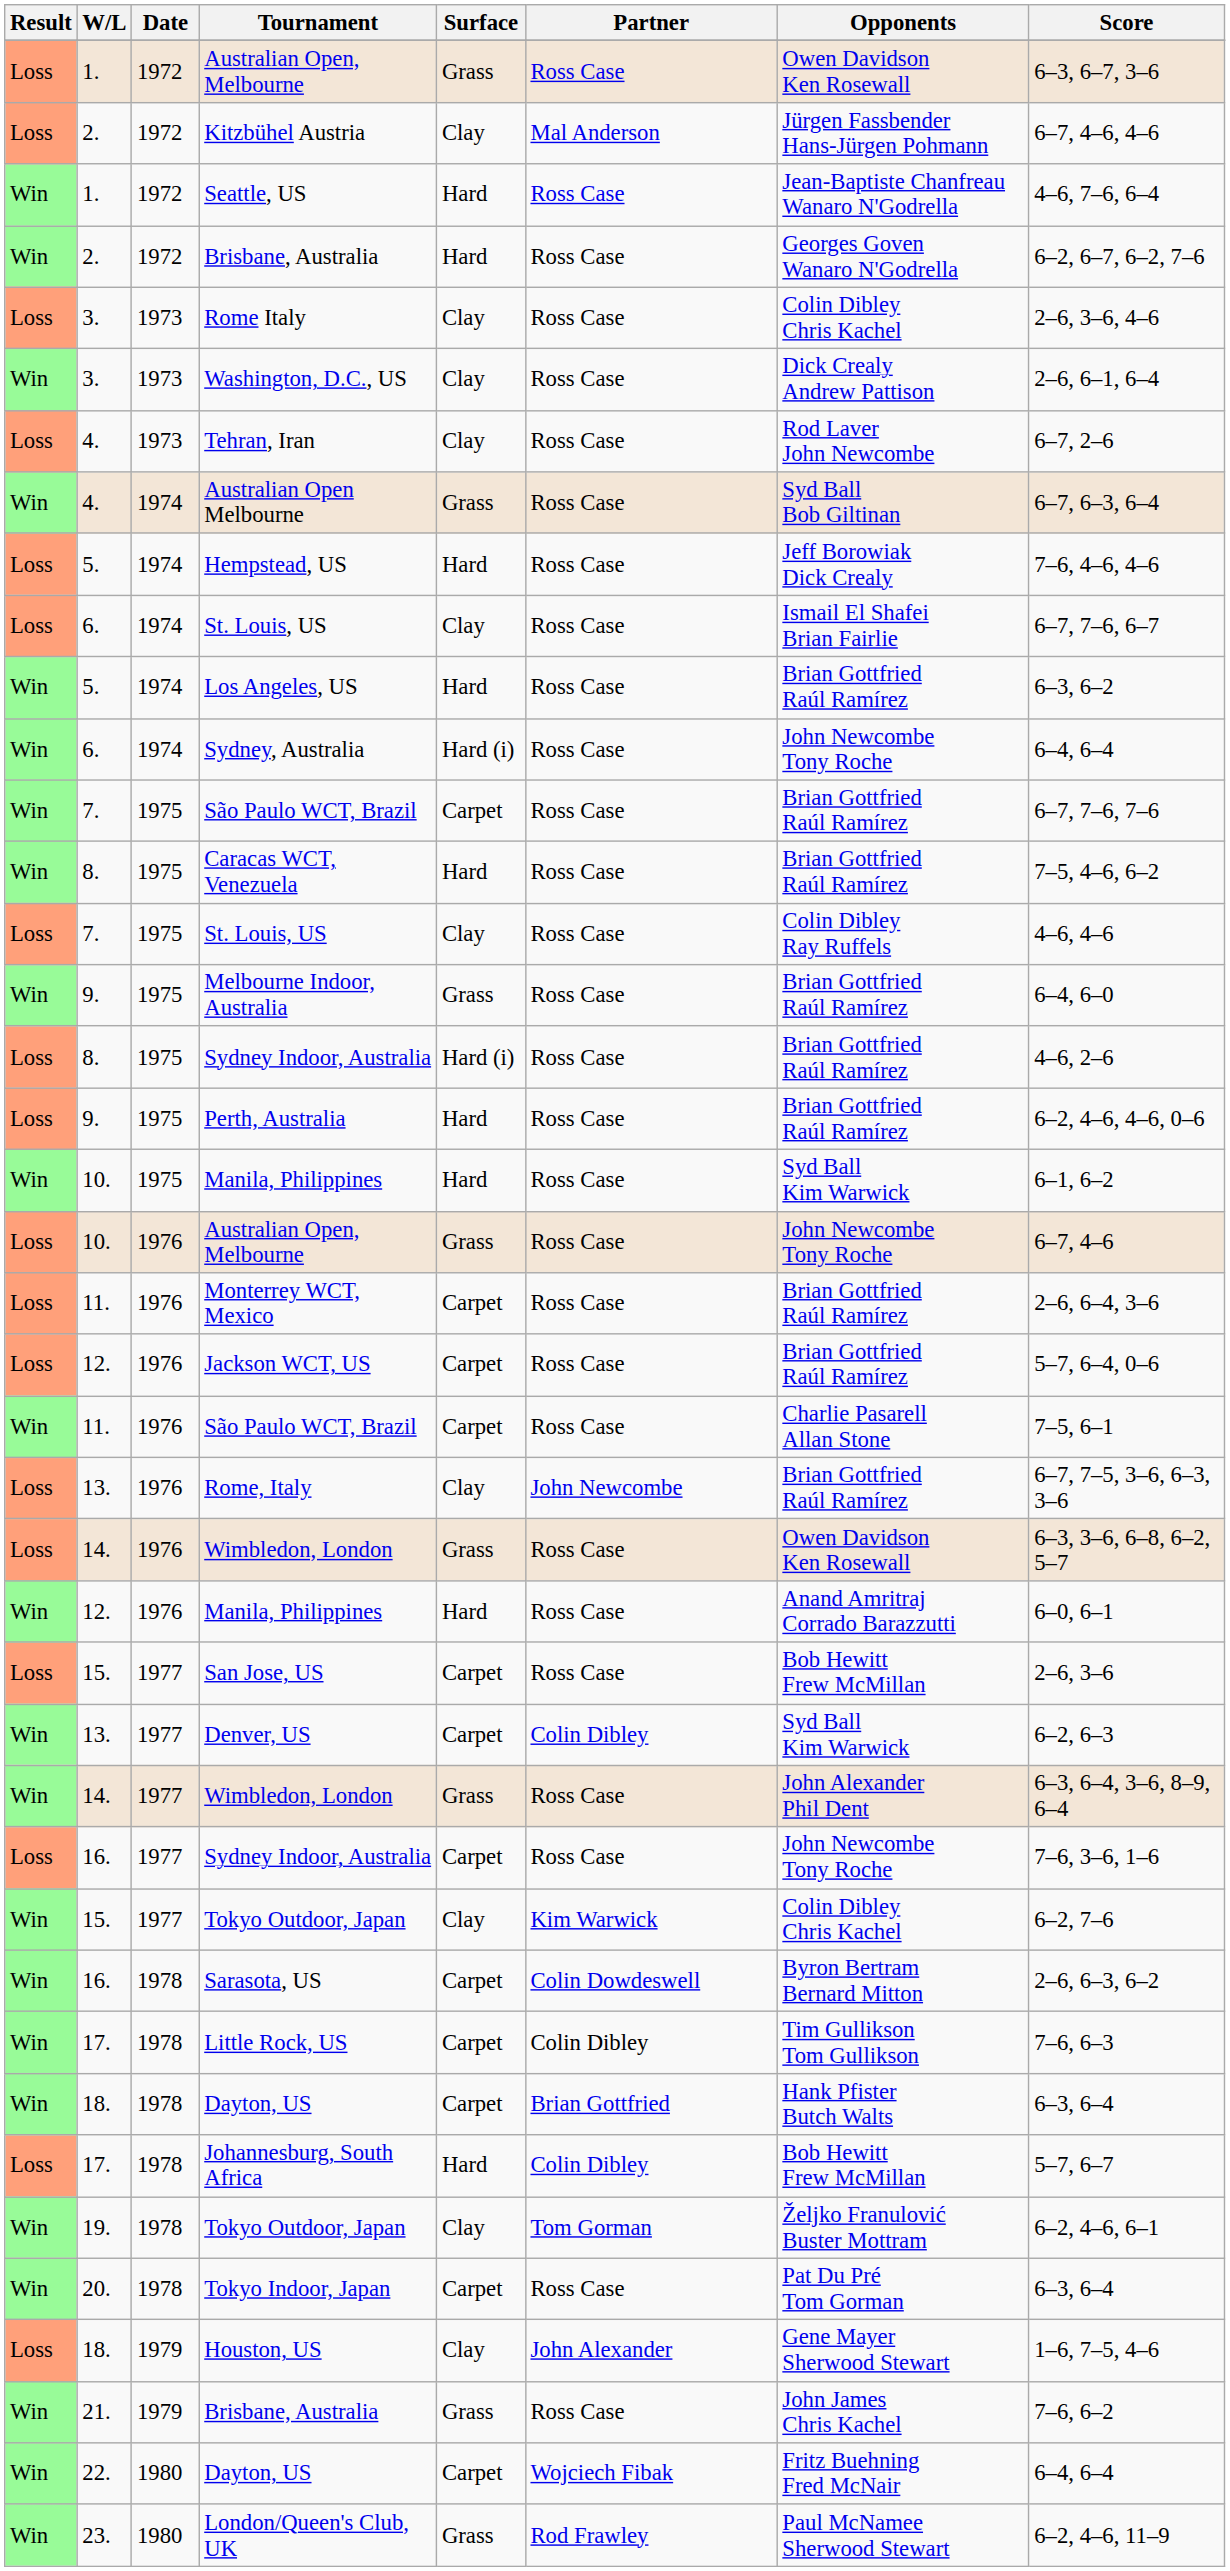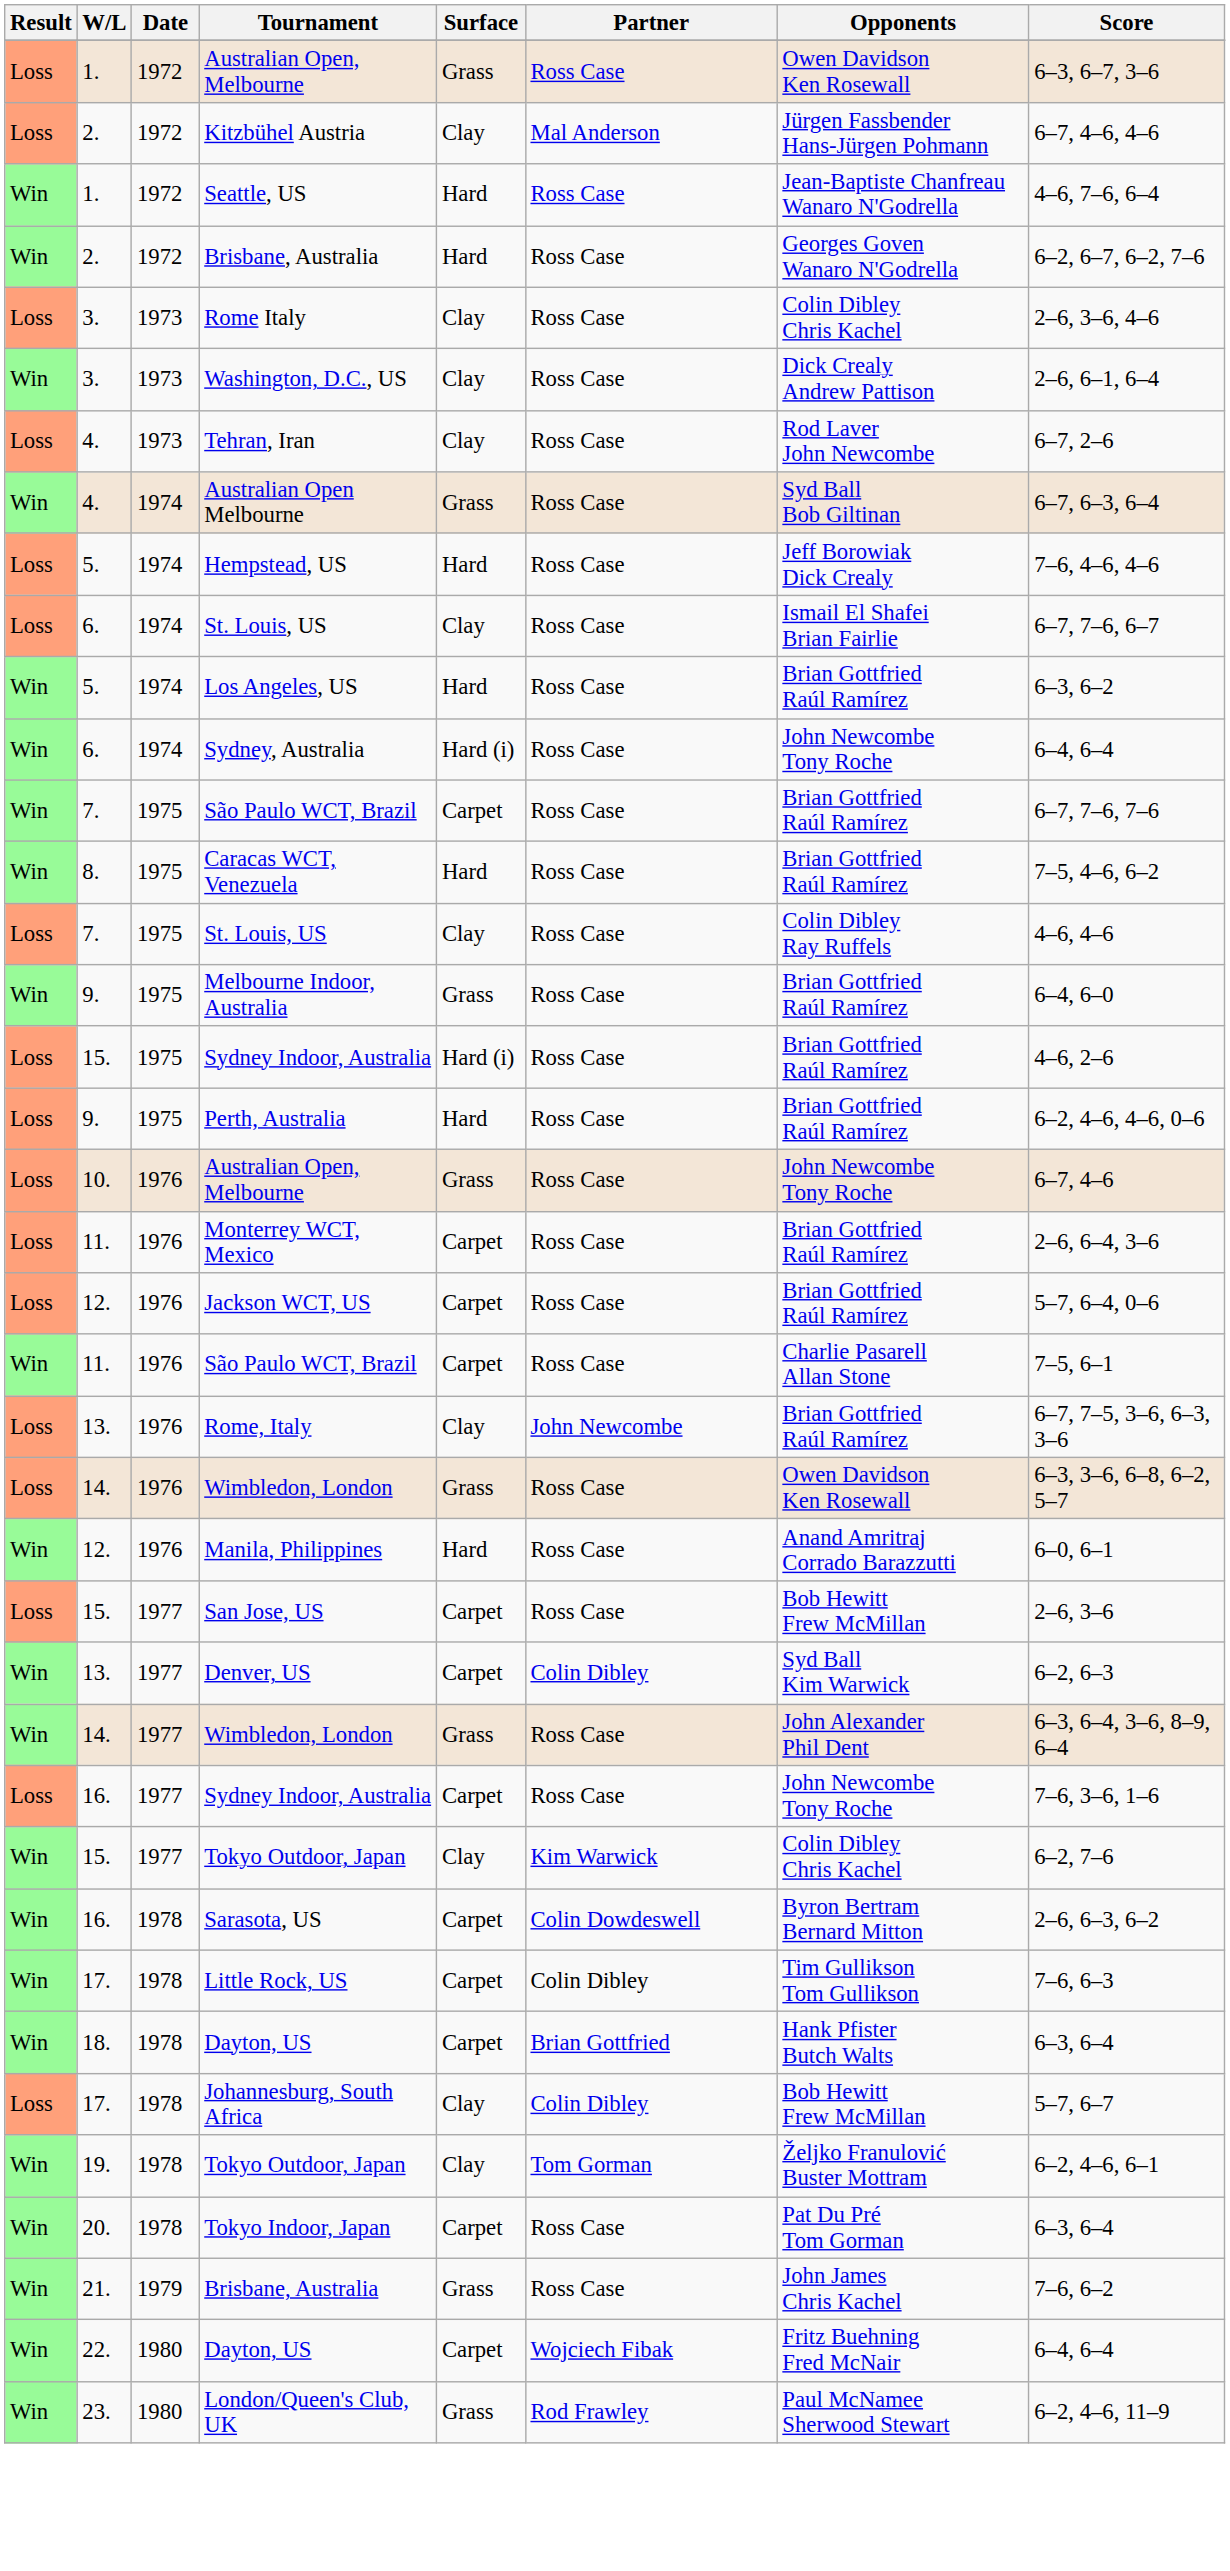(91, 1056) 8. -> (96, 1056) 15.
- row: (160, 1179)
(465, 2165) Hard -> (463, 2103) Clay
- row: (160, 2350)
